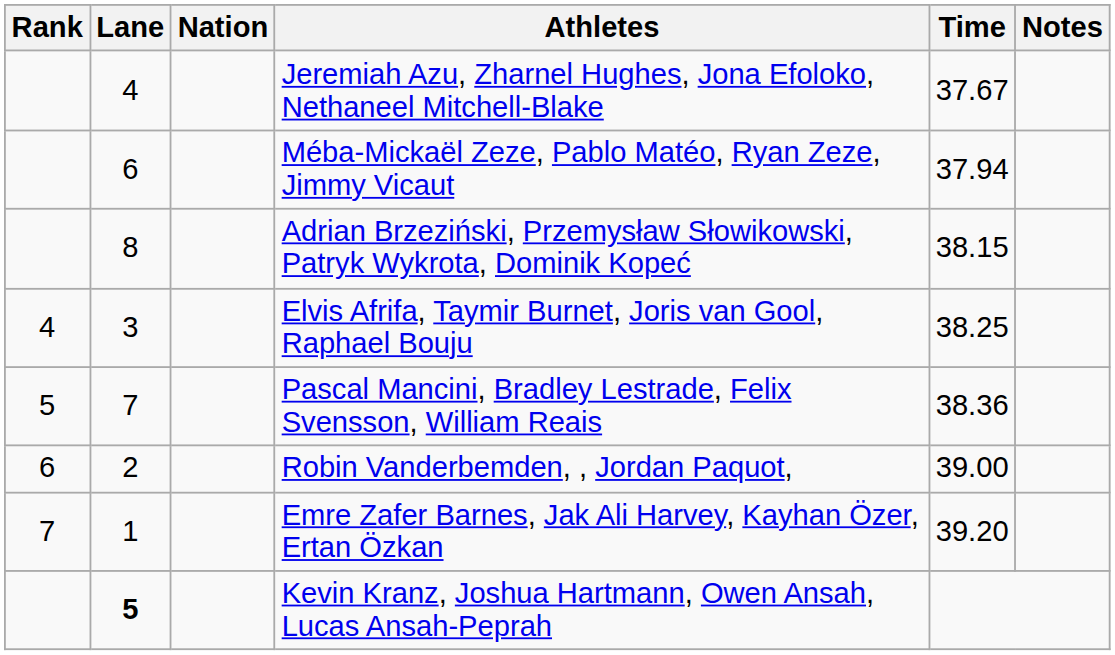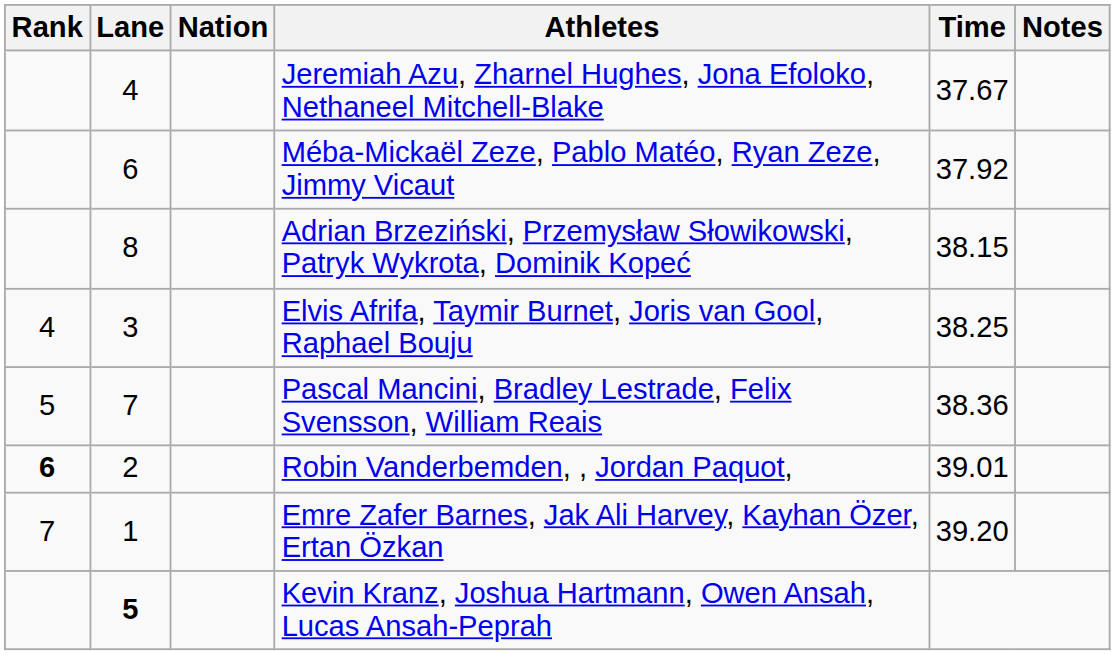(972, 169) 37.94 -> (972, 169) 37.92
(47, 468) normal -> (47, 468) bold
(972, 468) 39.00 -> (972, 468) 39.01
